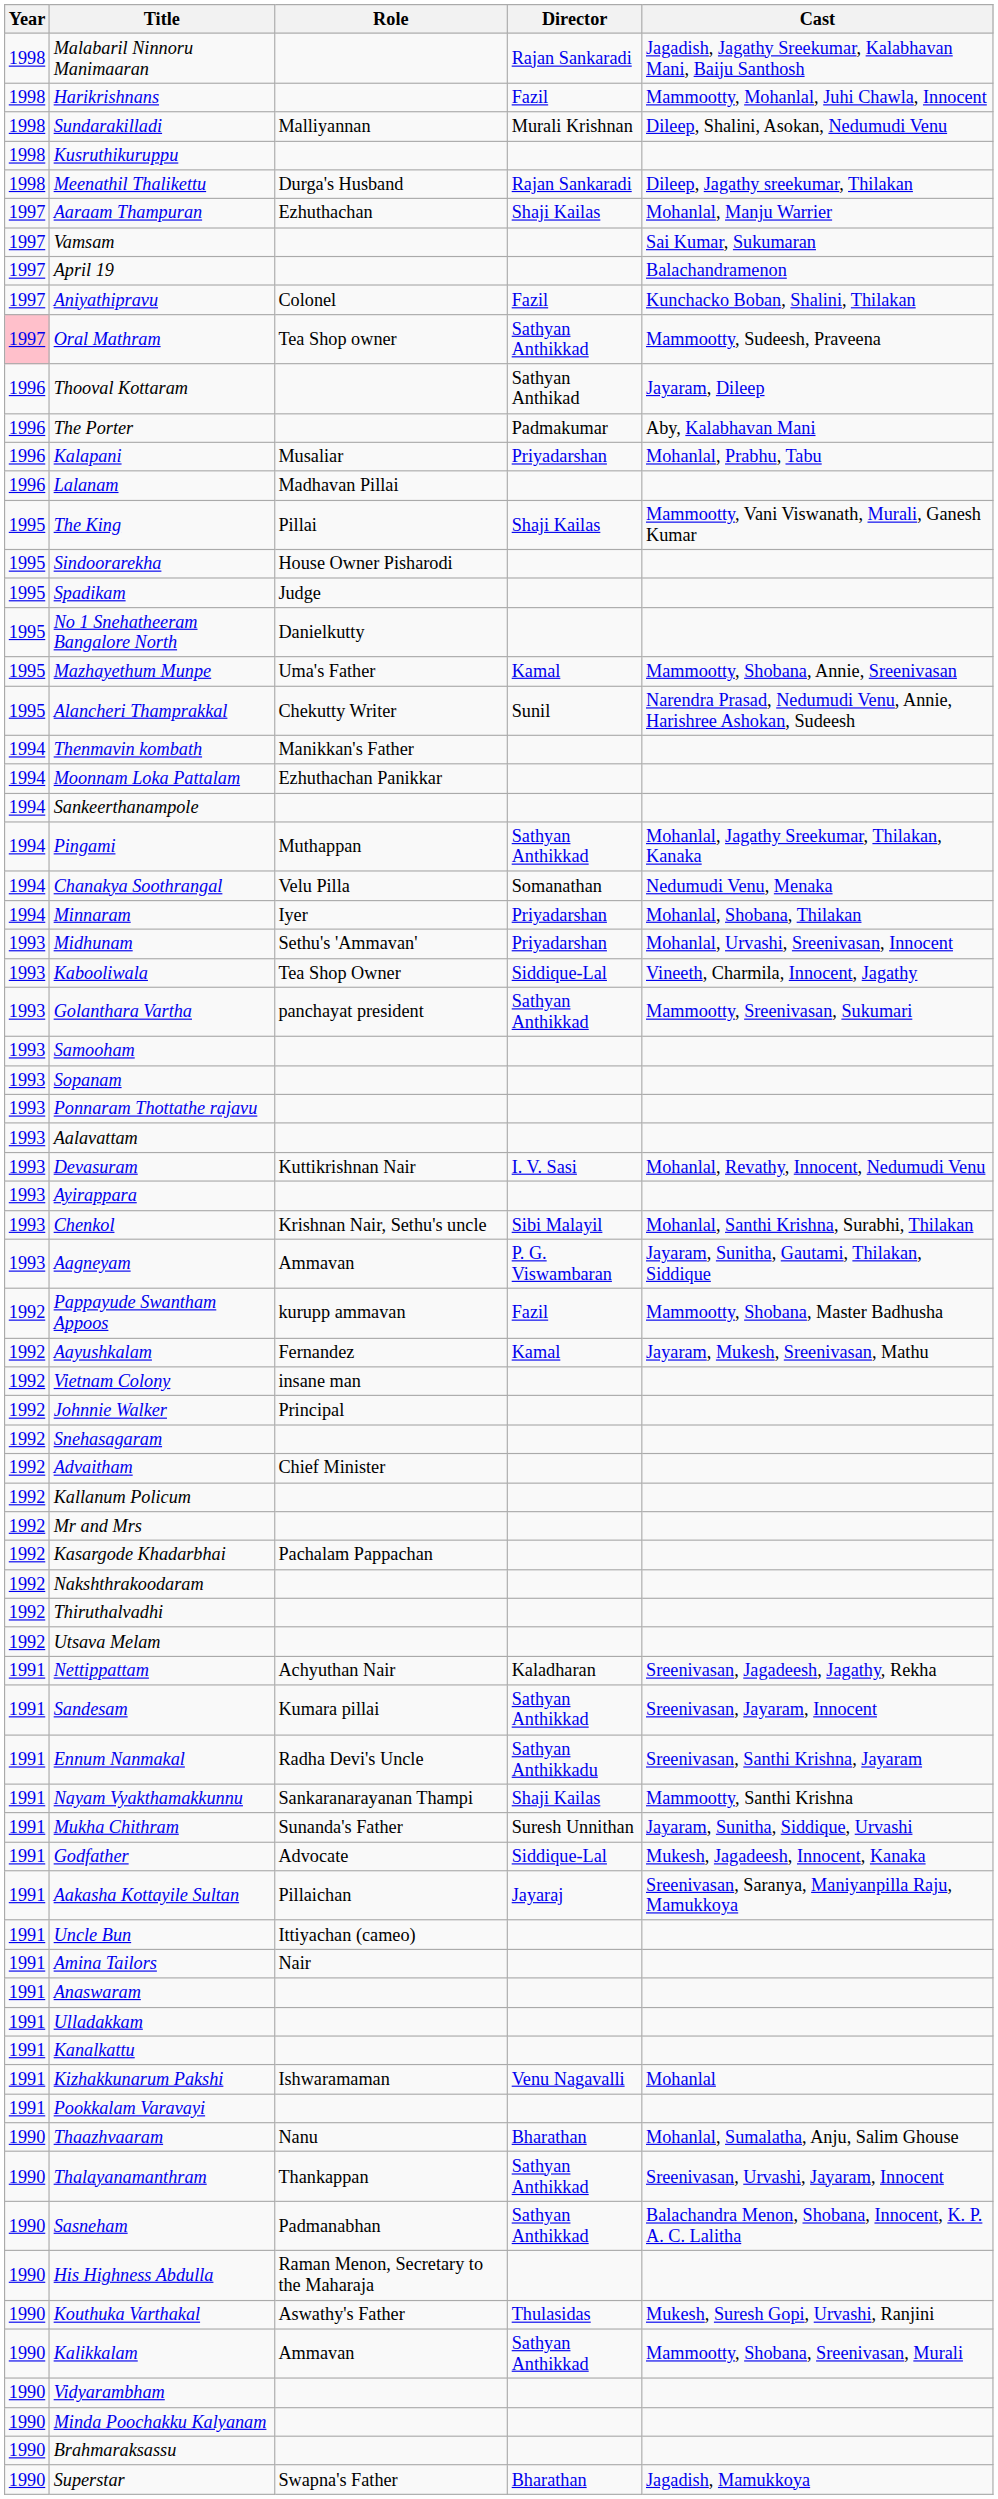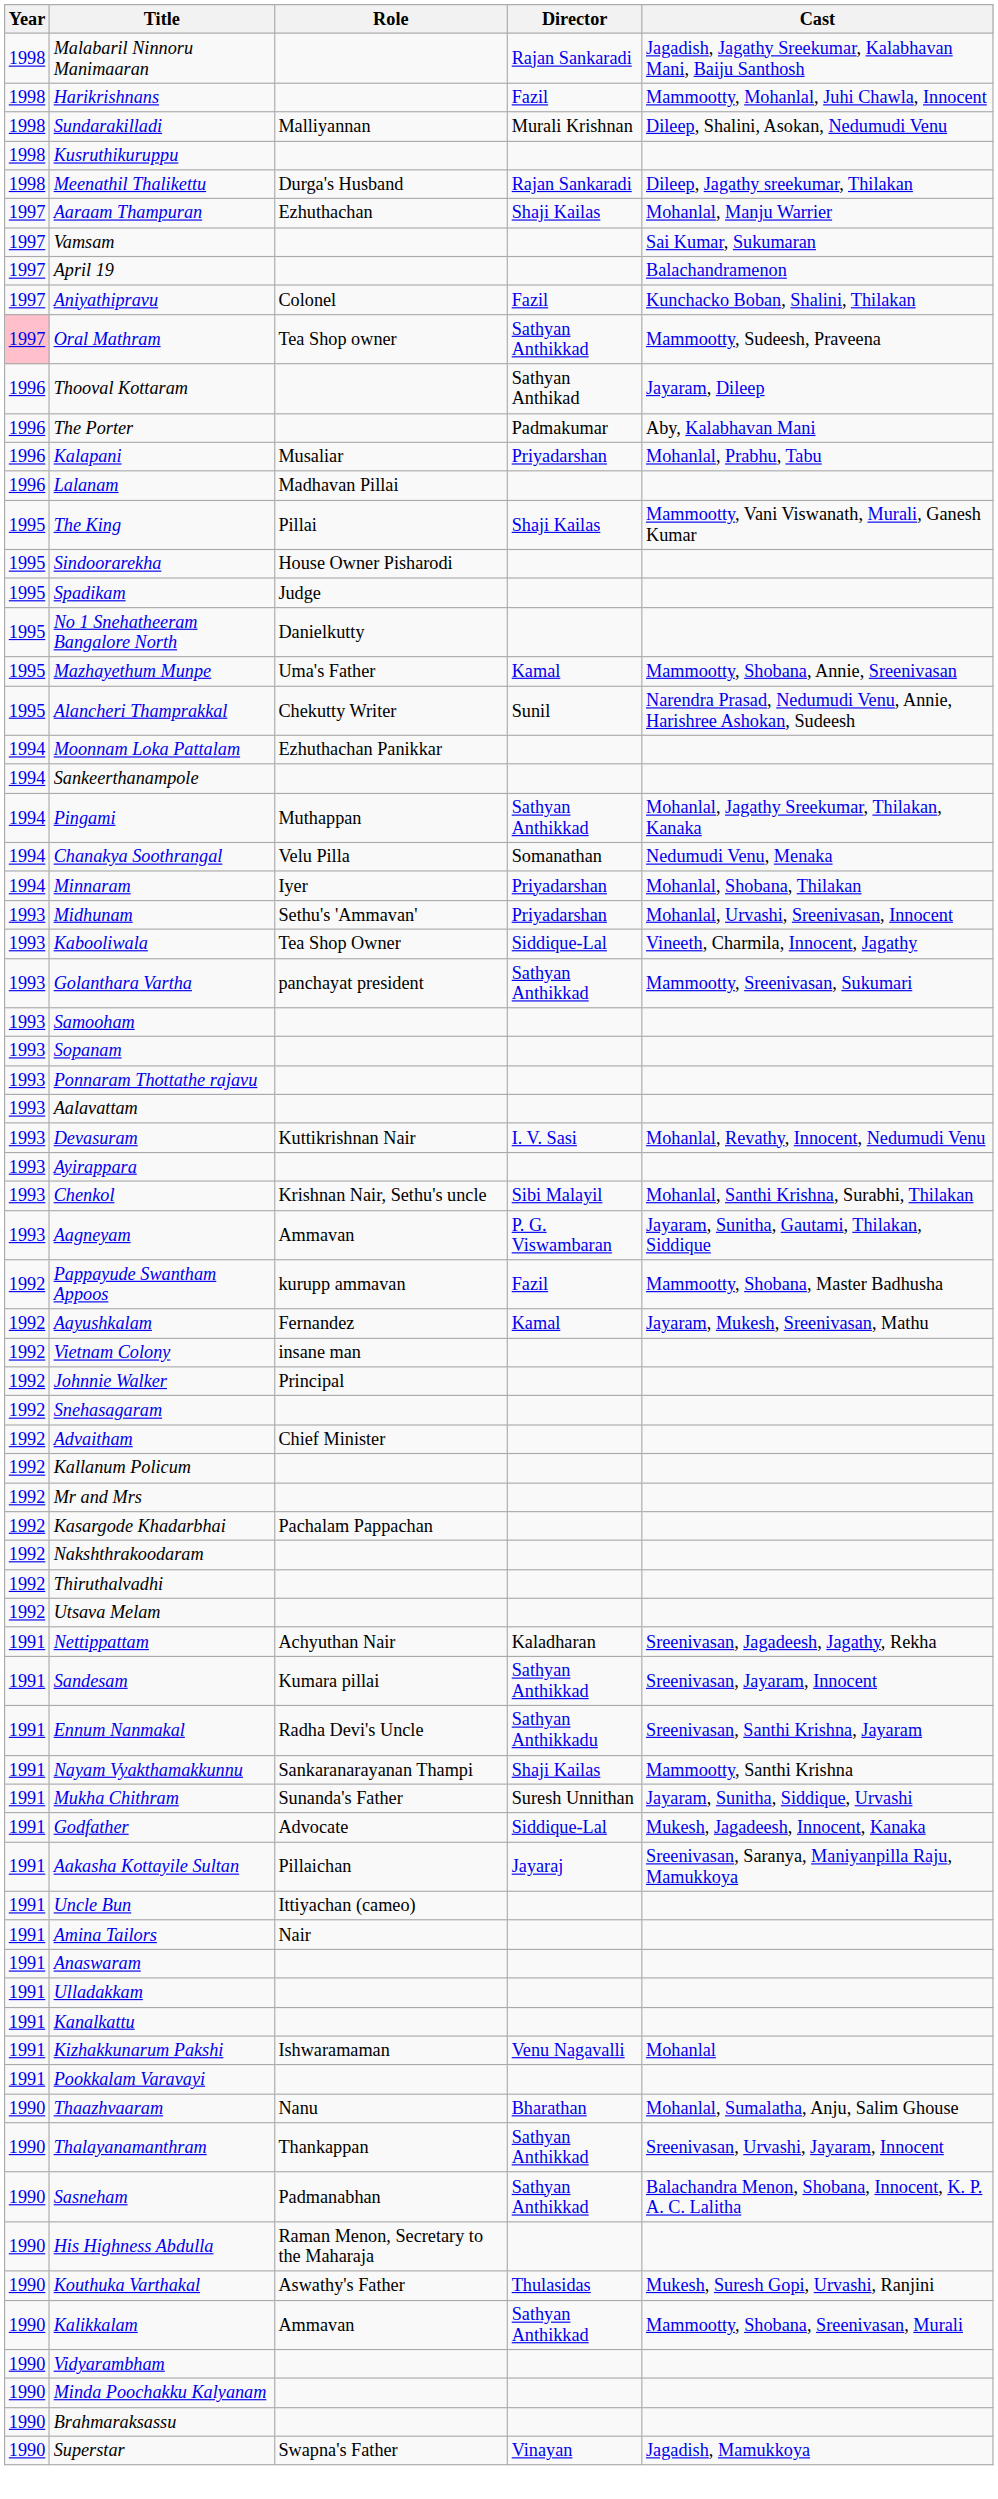- row: (128, 749)
(549, 2479) Bharathan -> (542, 2450) Vinayan
